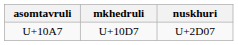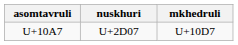columns swapped: (195, 13) <-> (119, 13)
